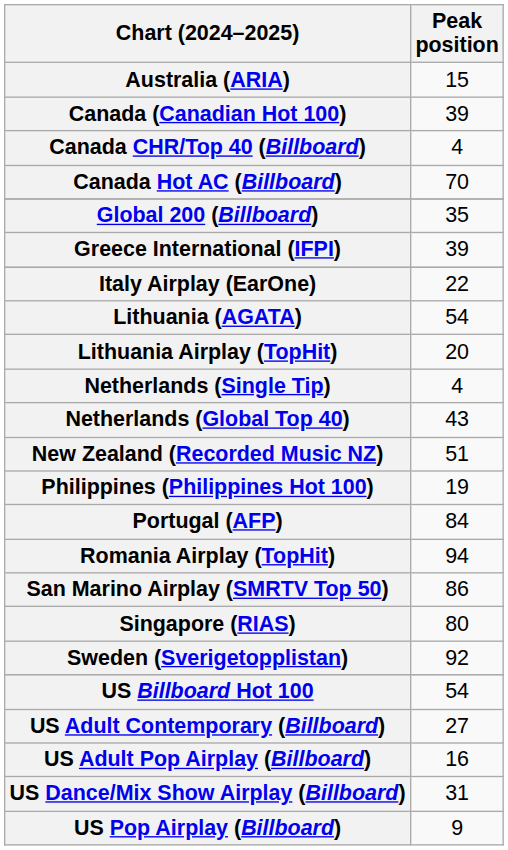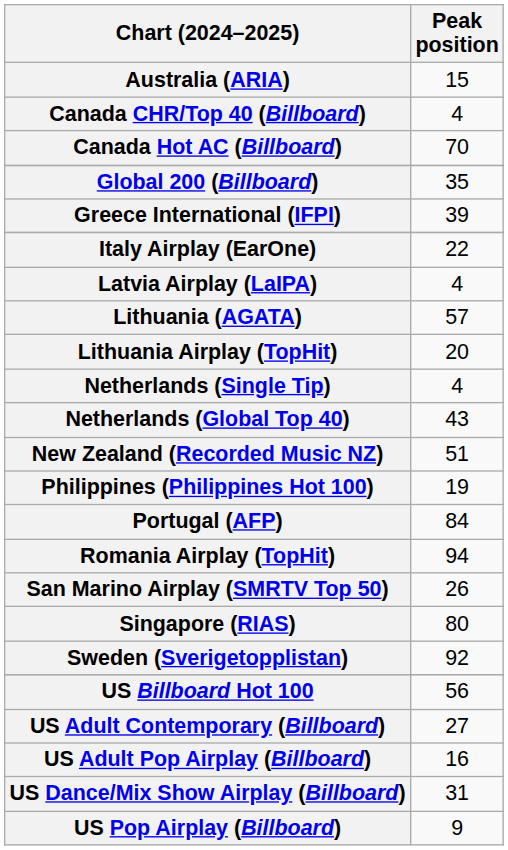- row: (208, 113)
+ row: (208, 283)
(457, 317) 54 -> (457, 317) 57
(457, 589) 86 -> (457, 589) 26
(457, 691) 54 -> (457, 691) 56
